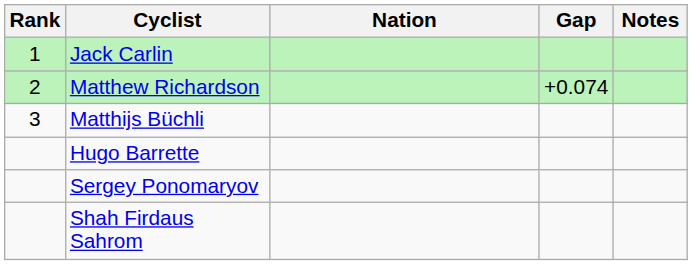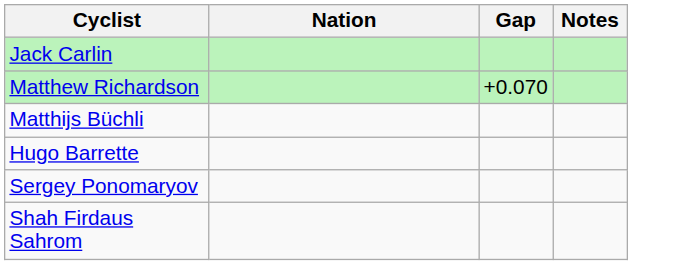- column: (35, 20)
(576, 86) +0.074 -> (516, 86) +0.070
